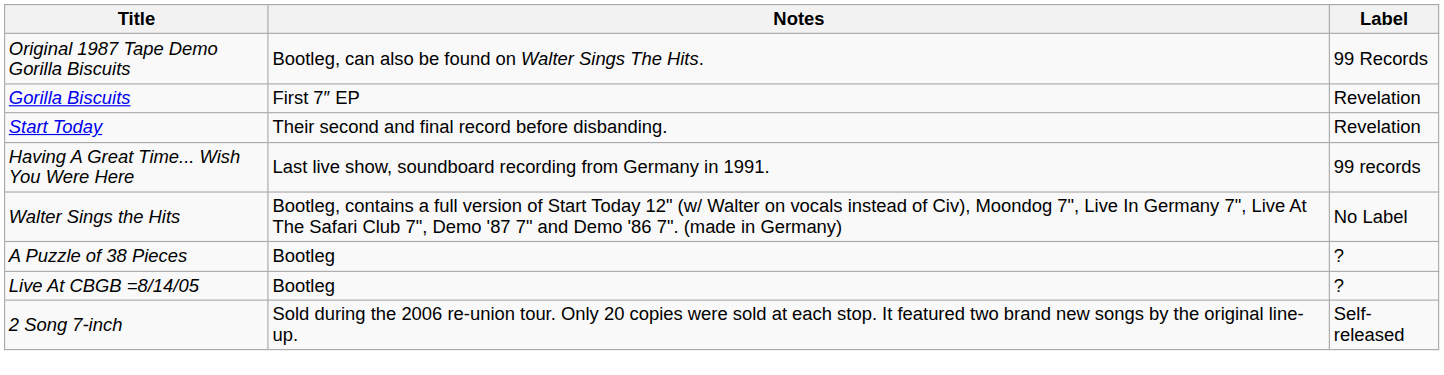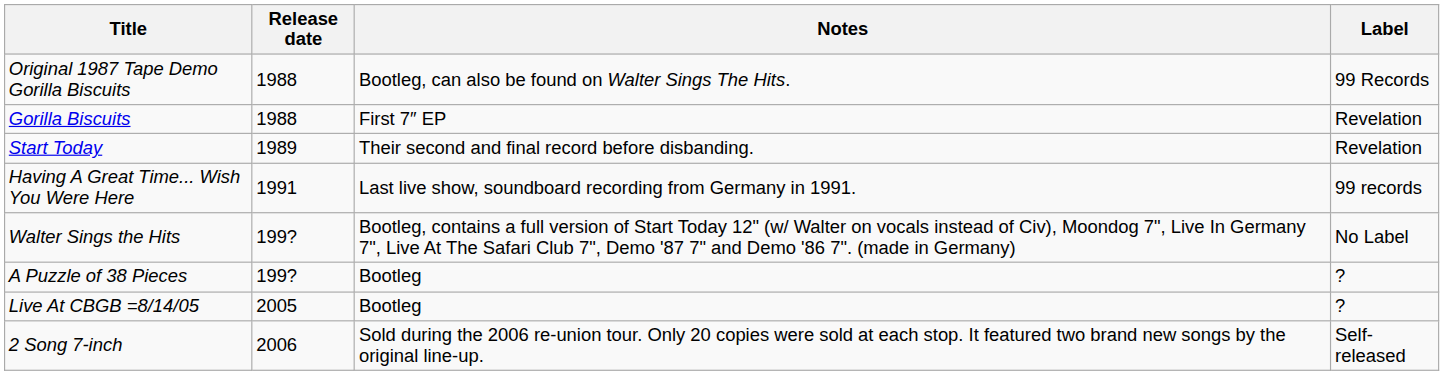+ column: (303, 29)
